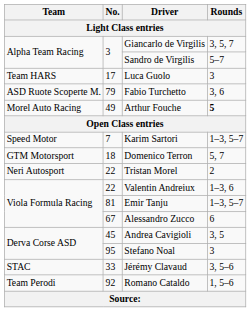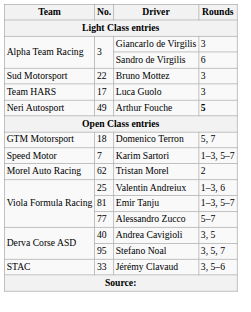(222, 43) 3, 5, 7 -> (203, 43) 3
(217, 59) 5–7 -> (203, 59) 6
+ row: (143, 75)
- row: (155, 91)
(44, 107) Morel Auto Racing -> (35, 107) Neri Autosport
rows swapped: (151, 139) <-> (158, 155)
(35, 171) Neri Autosport -> (44, 171) Morel Auto Racing
(110, 171) 22 -> (102, 171) 62
(110, 187) 22 -> (102, 187) 25
(110, 219) 67 -> (102, 219) 77
(212, 219) 6 -> (208, 219) 5–7
(110, 235) 45 -> (102, 235) 40
(212, 251) 3 -> (213, 251) 3, 5, 7
- row: (157, 282)
